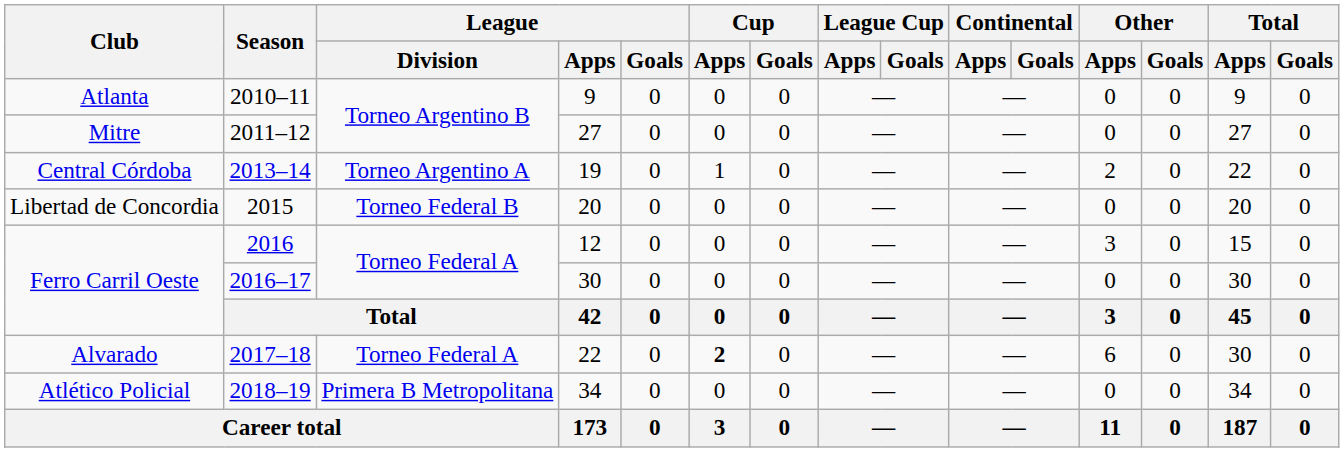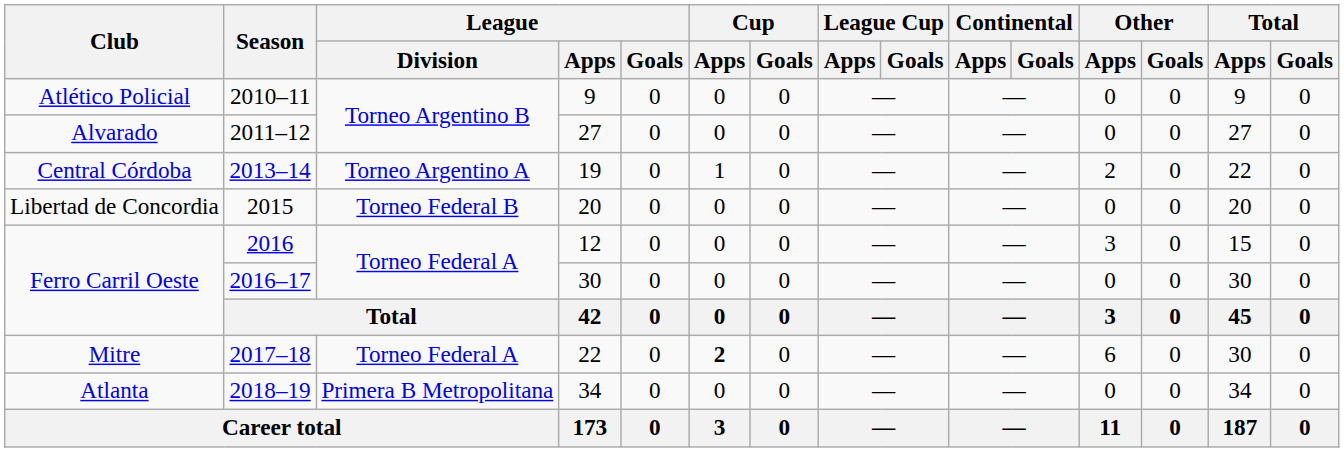(114, 96) Atlanta -> (114, 96) Atlético Policial
(114, 133) Mitre -> (114, 133) Alvarado
(114, 354) Alvarado -> (114, 354) Mitre
(114, 390) Atlético Policial -> (114, 390) Atlanta
